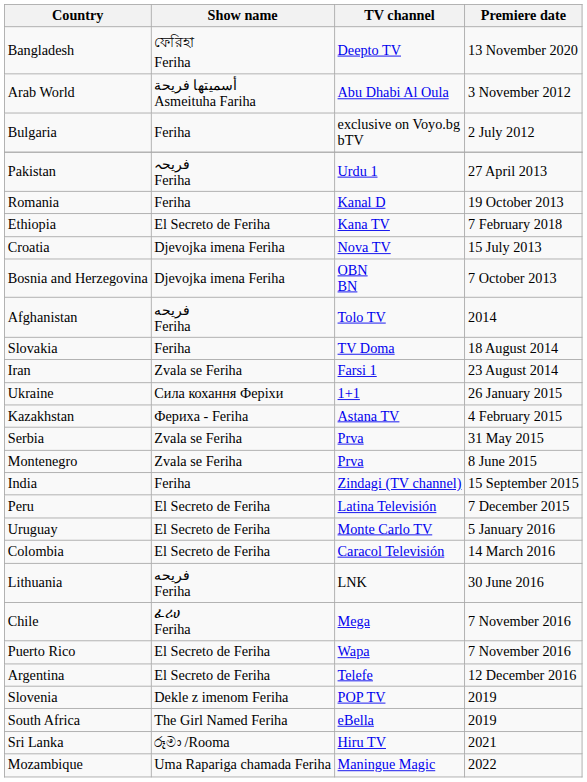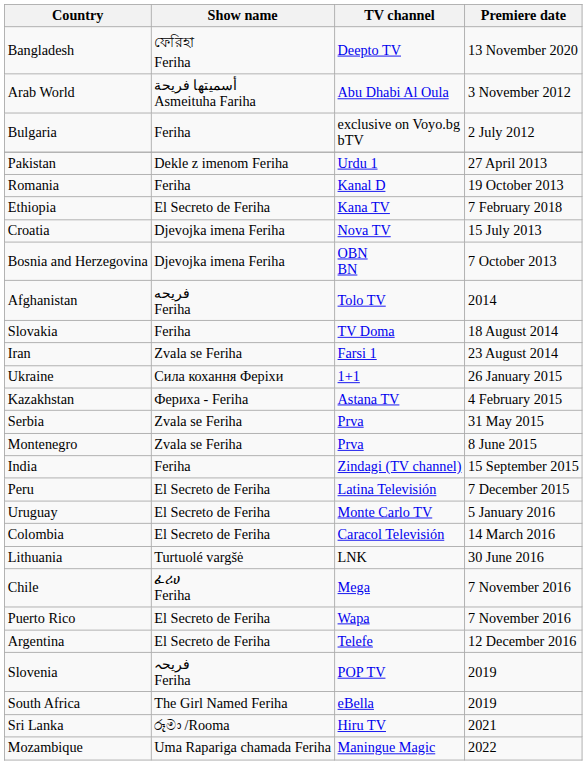(172, 171) فریحہ Feriha -> (221, 163) Dekle z imenom Feriha
(172, 583) فريحه Feriha -> (199, 557) Turtuolé vargšė
(221, 697) Dekle z imenom Feriha -> (172, 672) فریحہ Feriha
